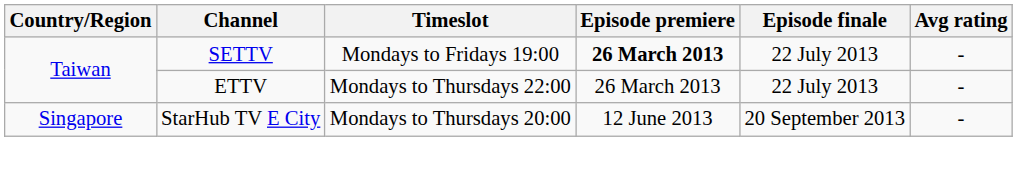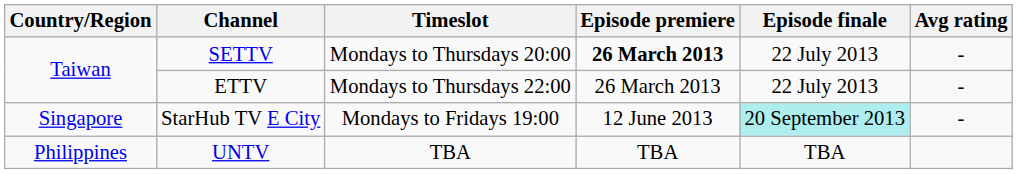(450, 53) Mondays to Fridays 19:00 -> (450, 53) Mondays to Thursdays 20:00
(450, 119) Mondays to Thursdays 20:00 -> (450, 119) Mondays to Fridays 19:00
(825, 119) no background -> (825, 119) paleturquoise background
+ row: (241, 151)
